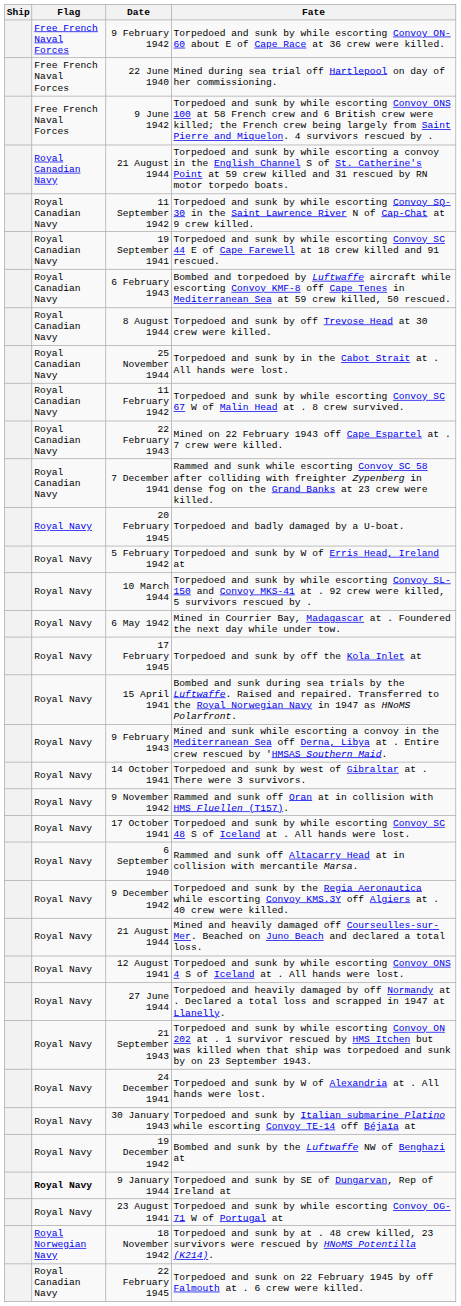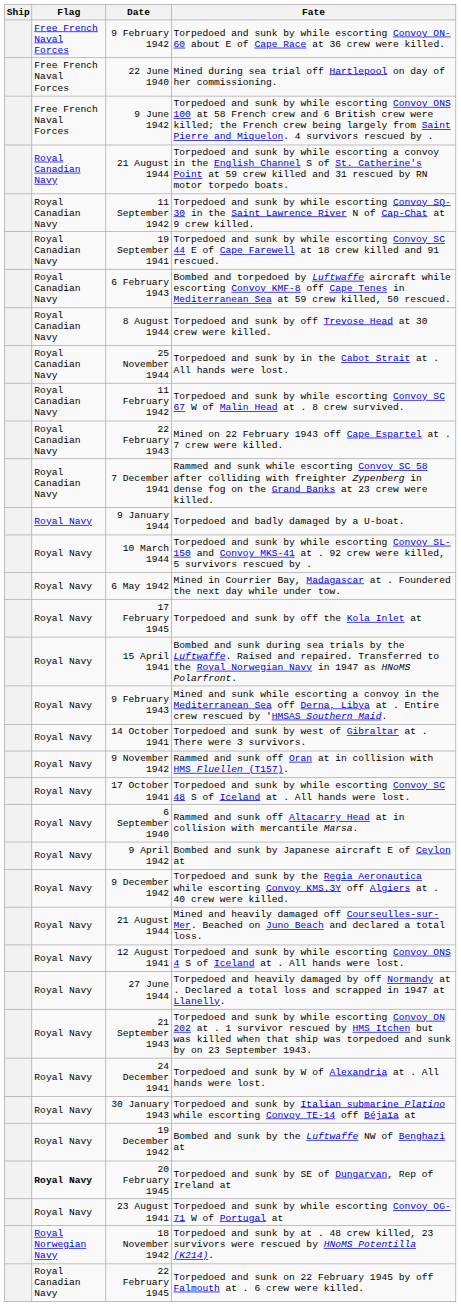(146, 527) 20 February 1945 -> (143, 521) 9 January 1944
- row: (306, 559)
+ row: (312, 856)
(143, 1185) 9 January 1944 -> (146, 1180) 20 February 1945
